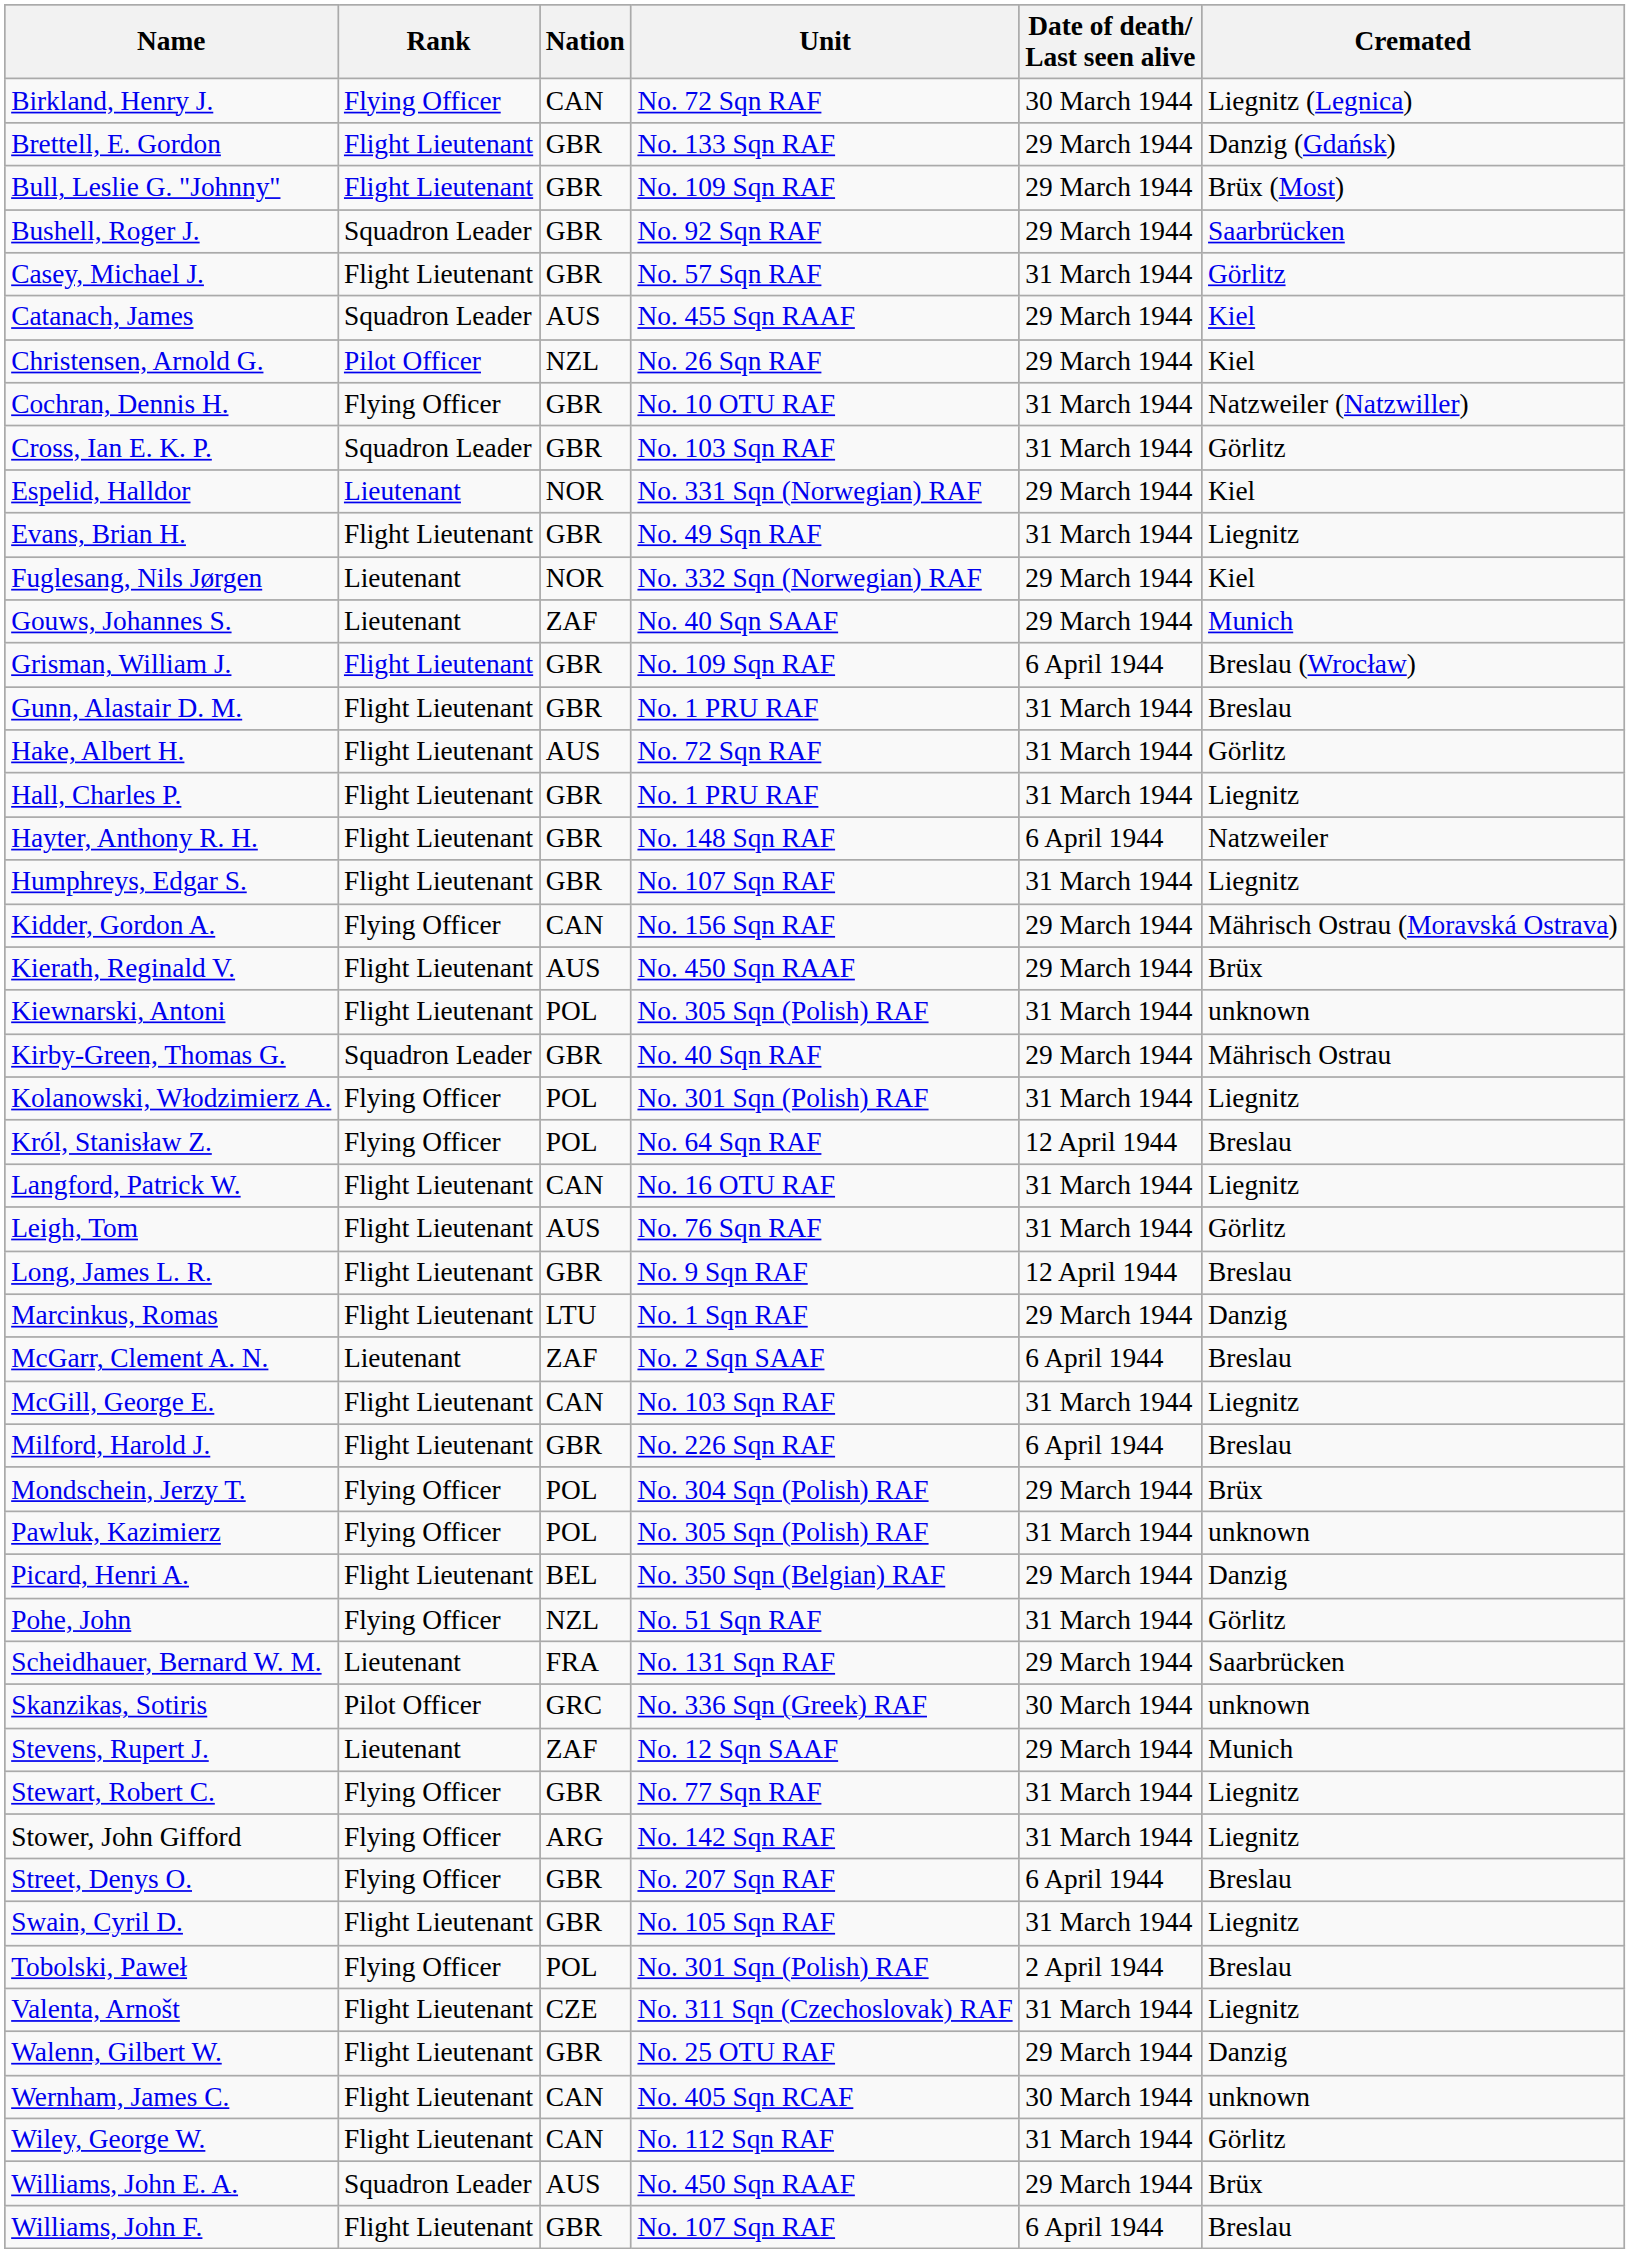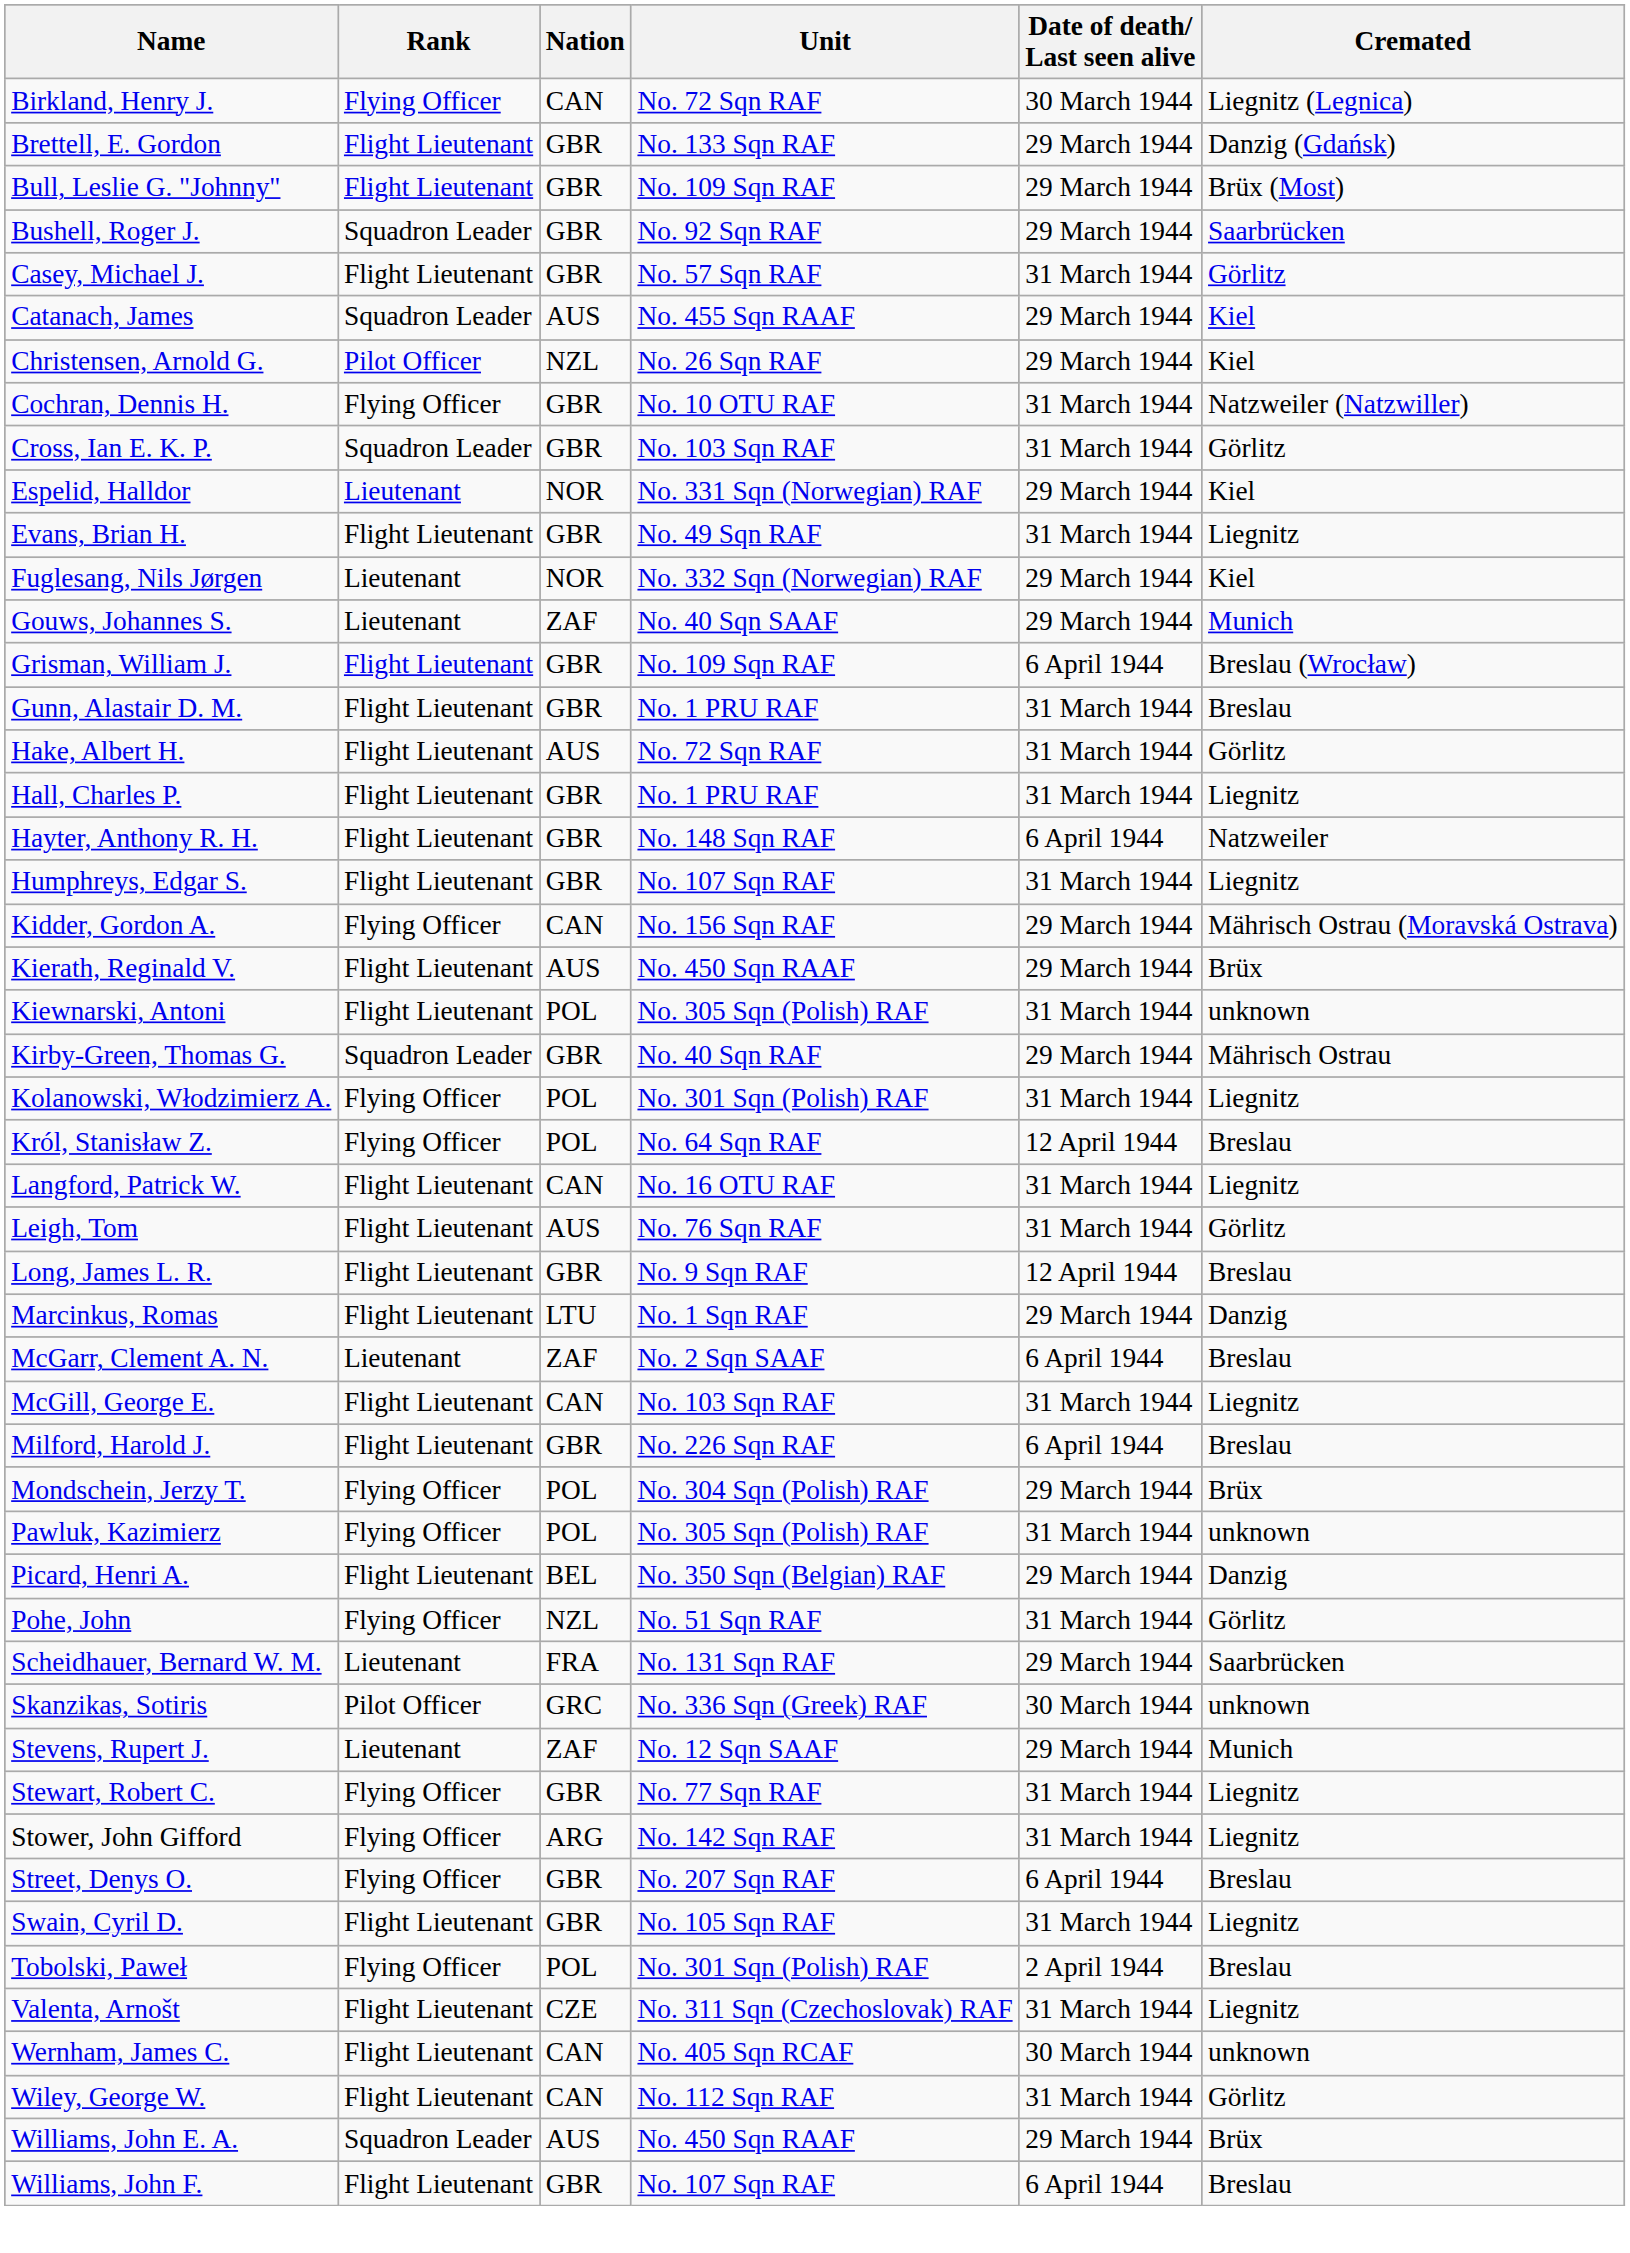- row: (116, 2052)
